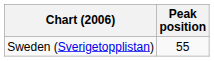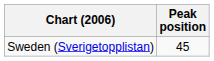(183, 46) 55 -> (183, 46) 45
